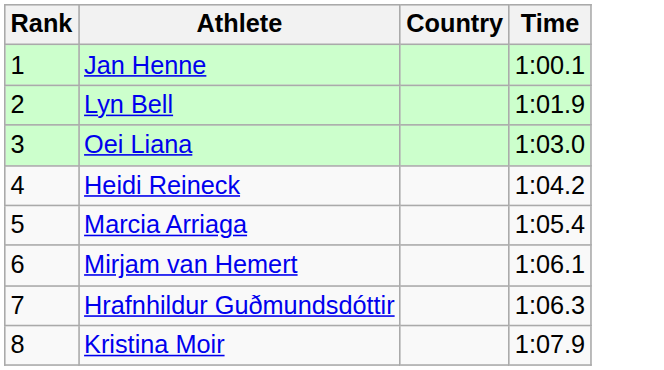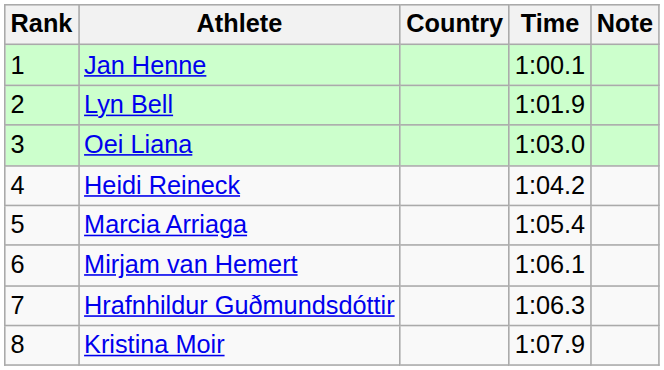+ column: (625, 24)
